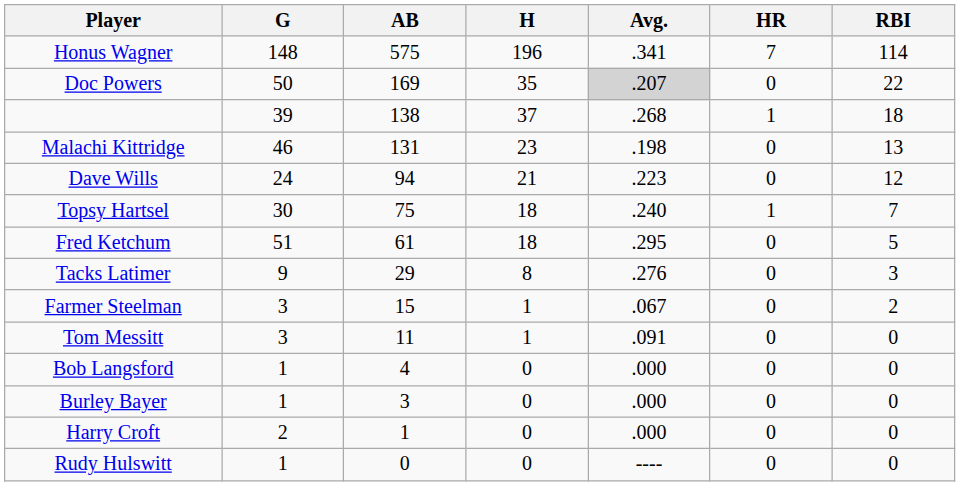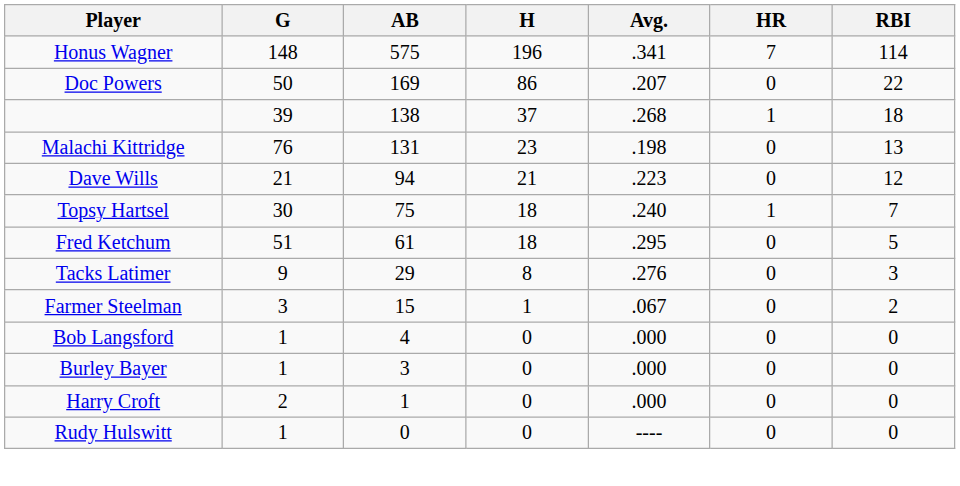(527, 83) 35 -> (527, 83) 86
(649, 83) lightgrey background -> (649, 83) no background
(283, 147) 46 -> (283, 147) 76
(283, 178) 24 -> (283, 178) 21
- row: (113, 337)
